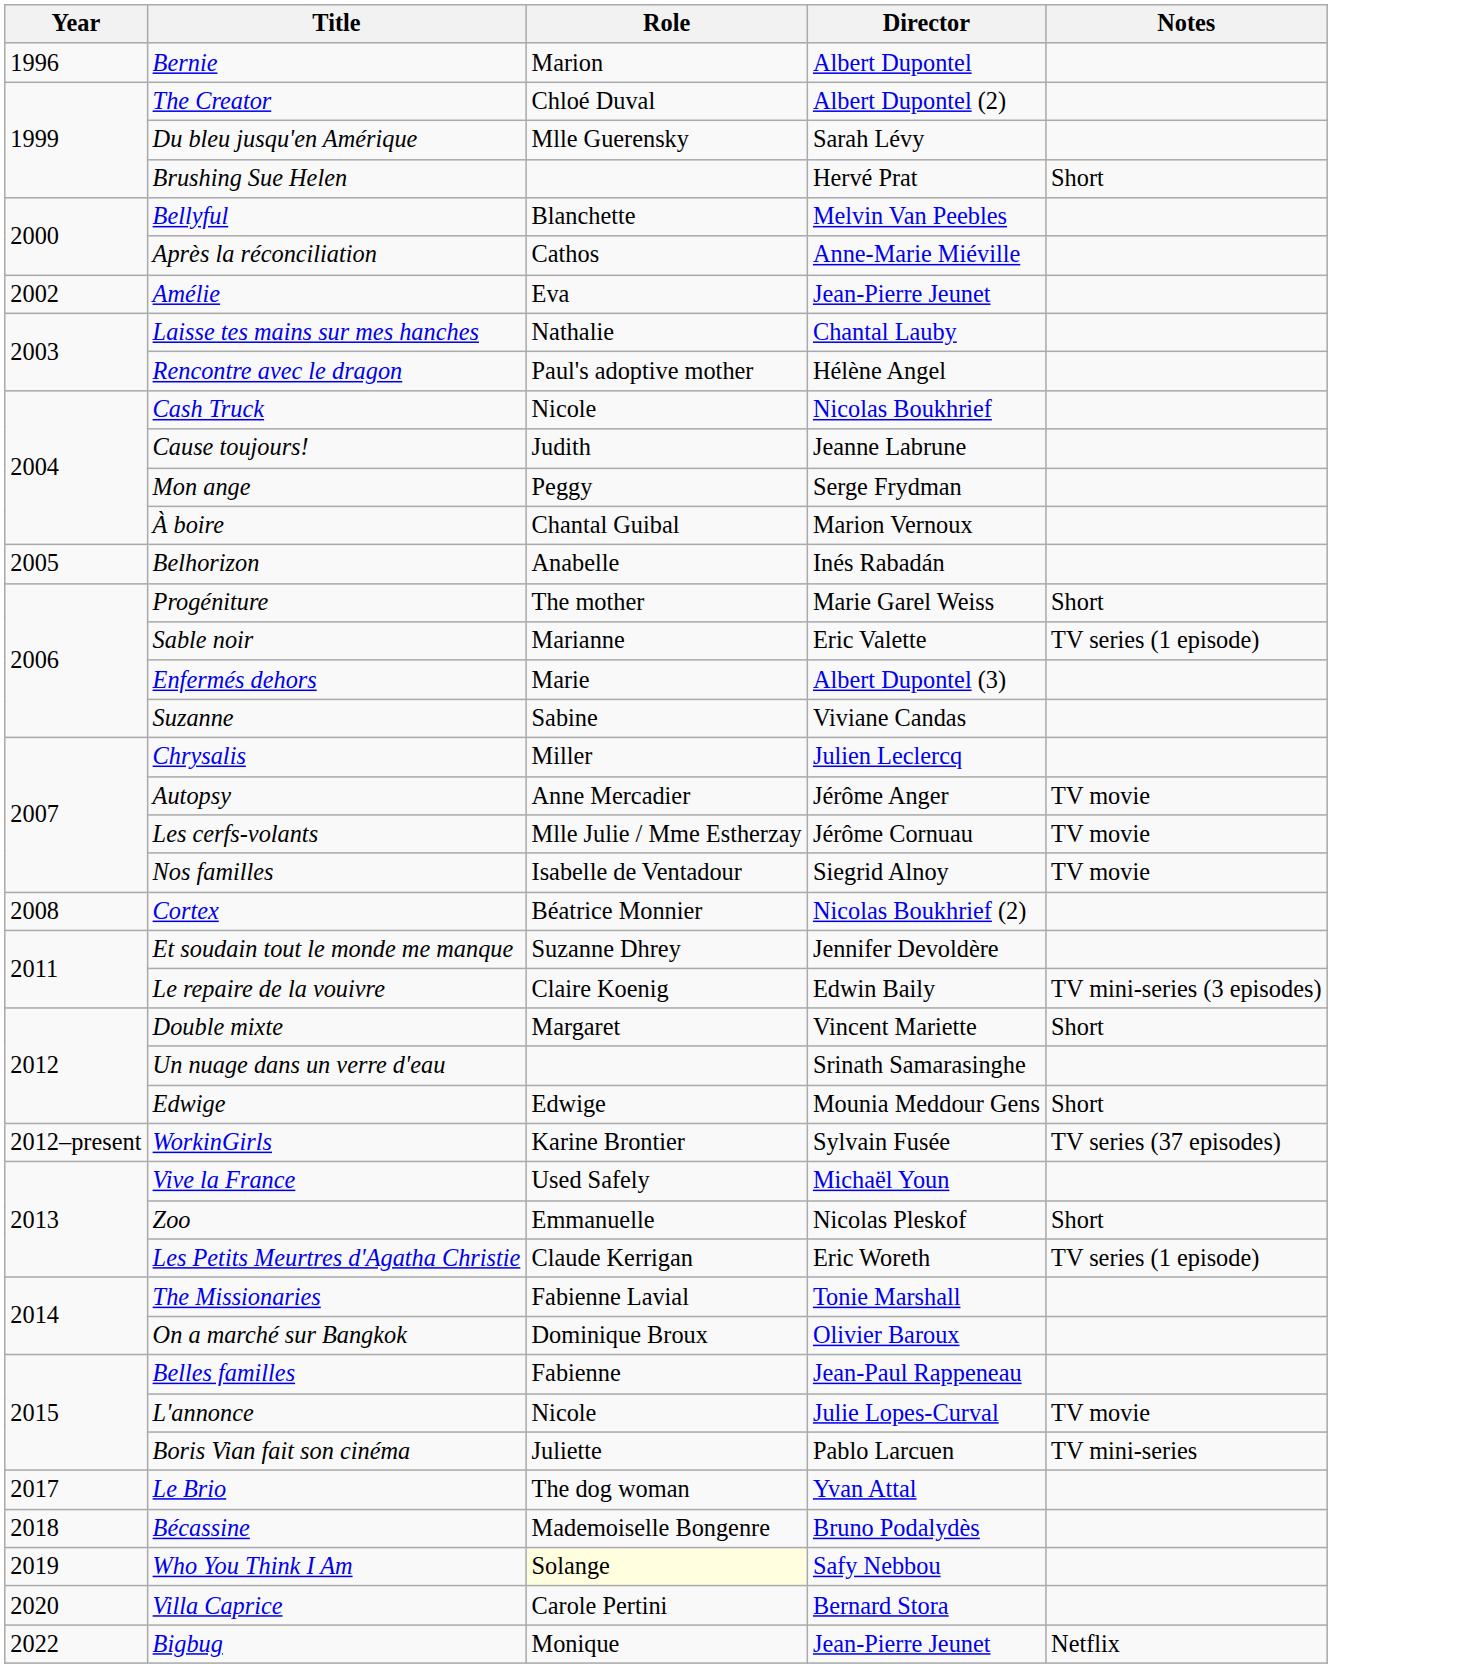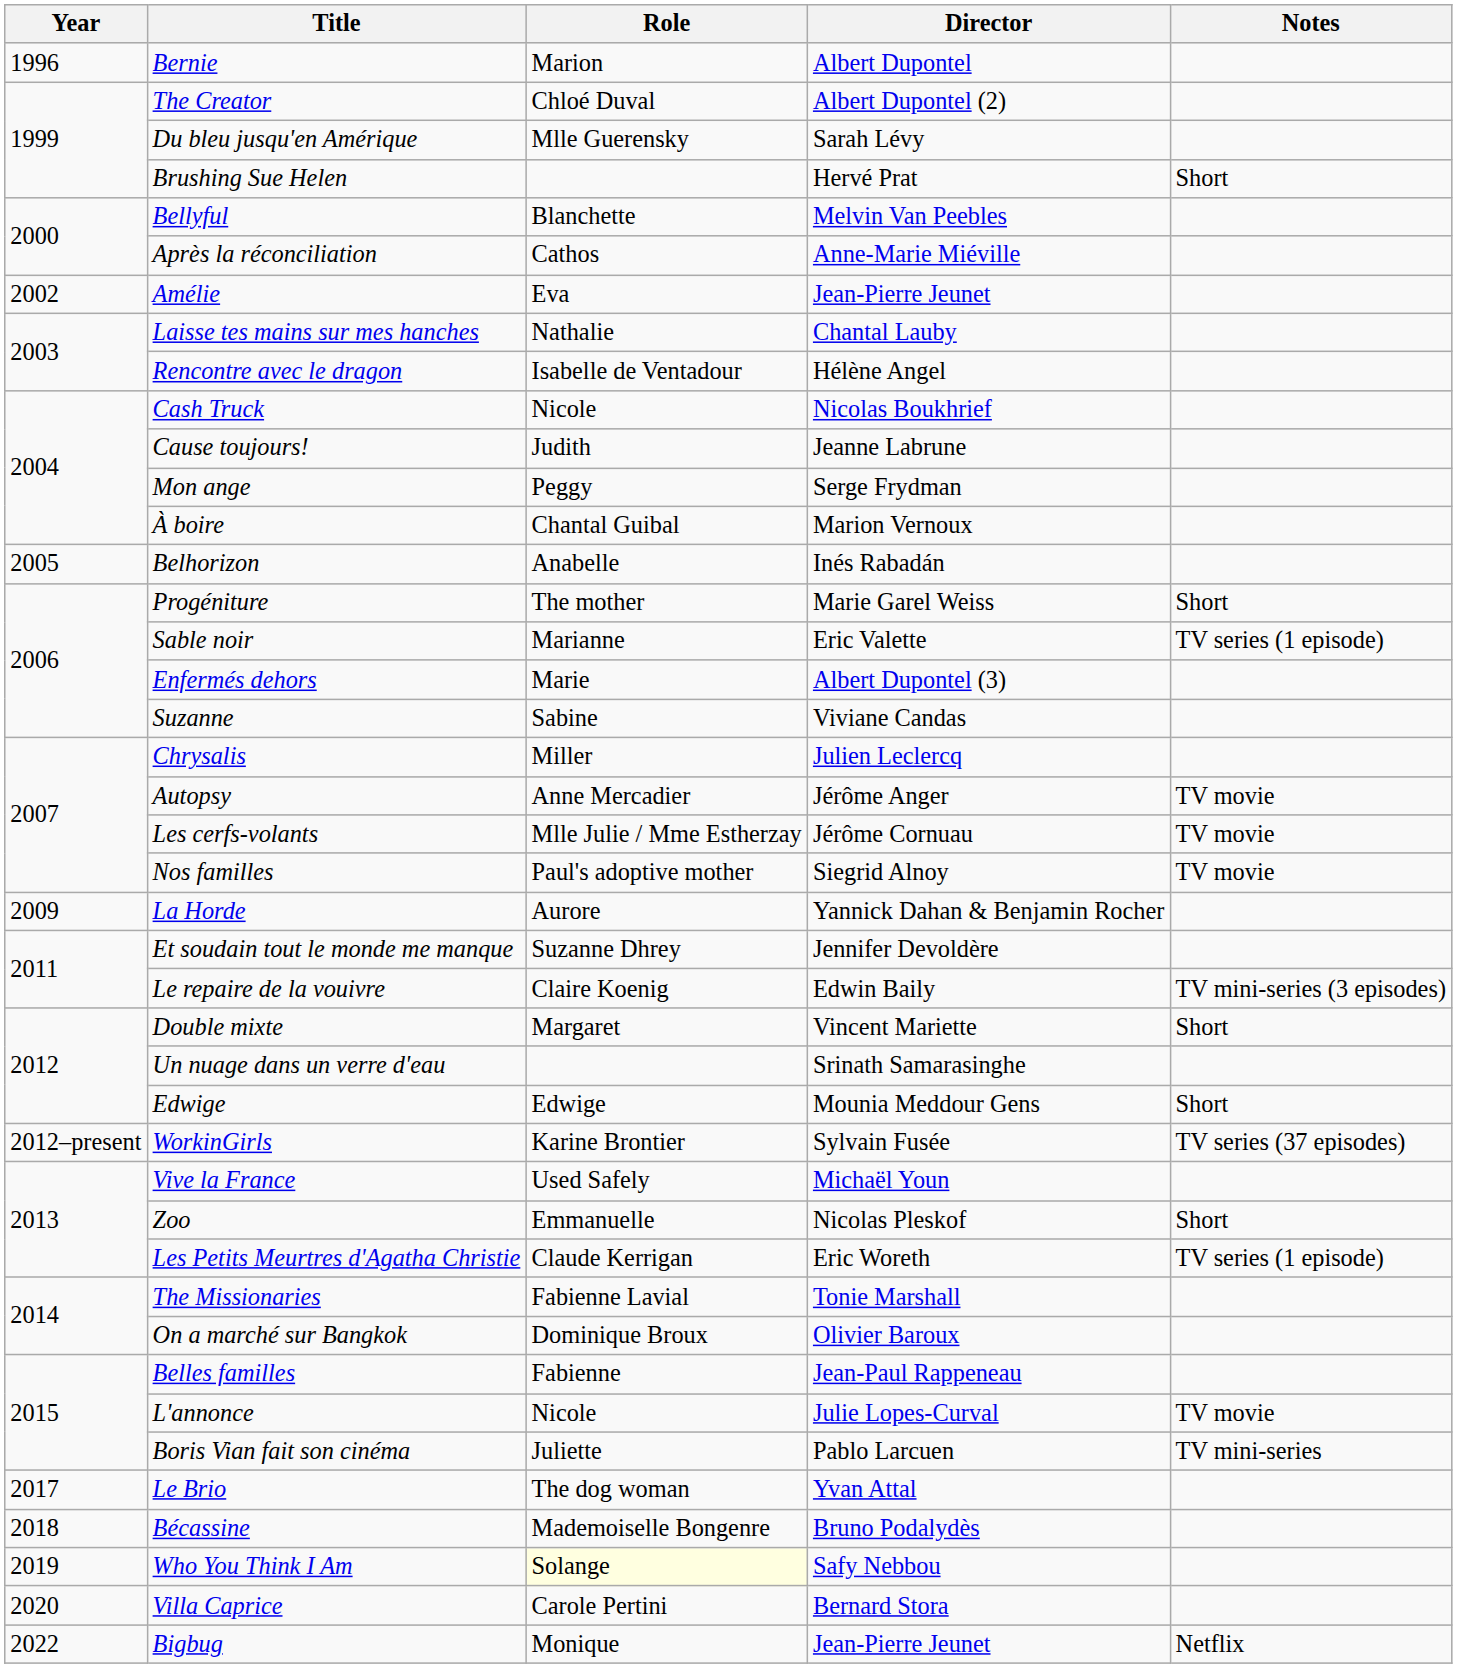(642, 370) Paul's adoptive mother -> (637, 370) Isabelle de Ventadour
(637, 872) Isabelle de Ventadour -> (642, 872) Paul's adoptive mother
- row: (186, 910)
+ row: (199, 910)
